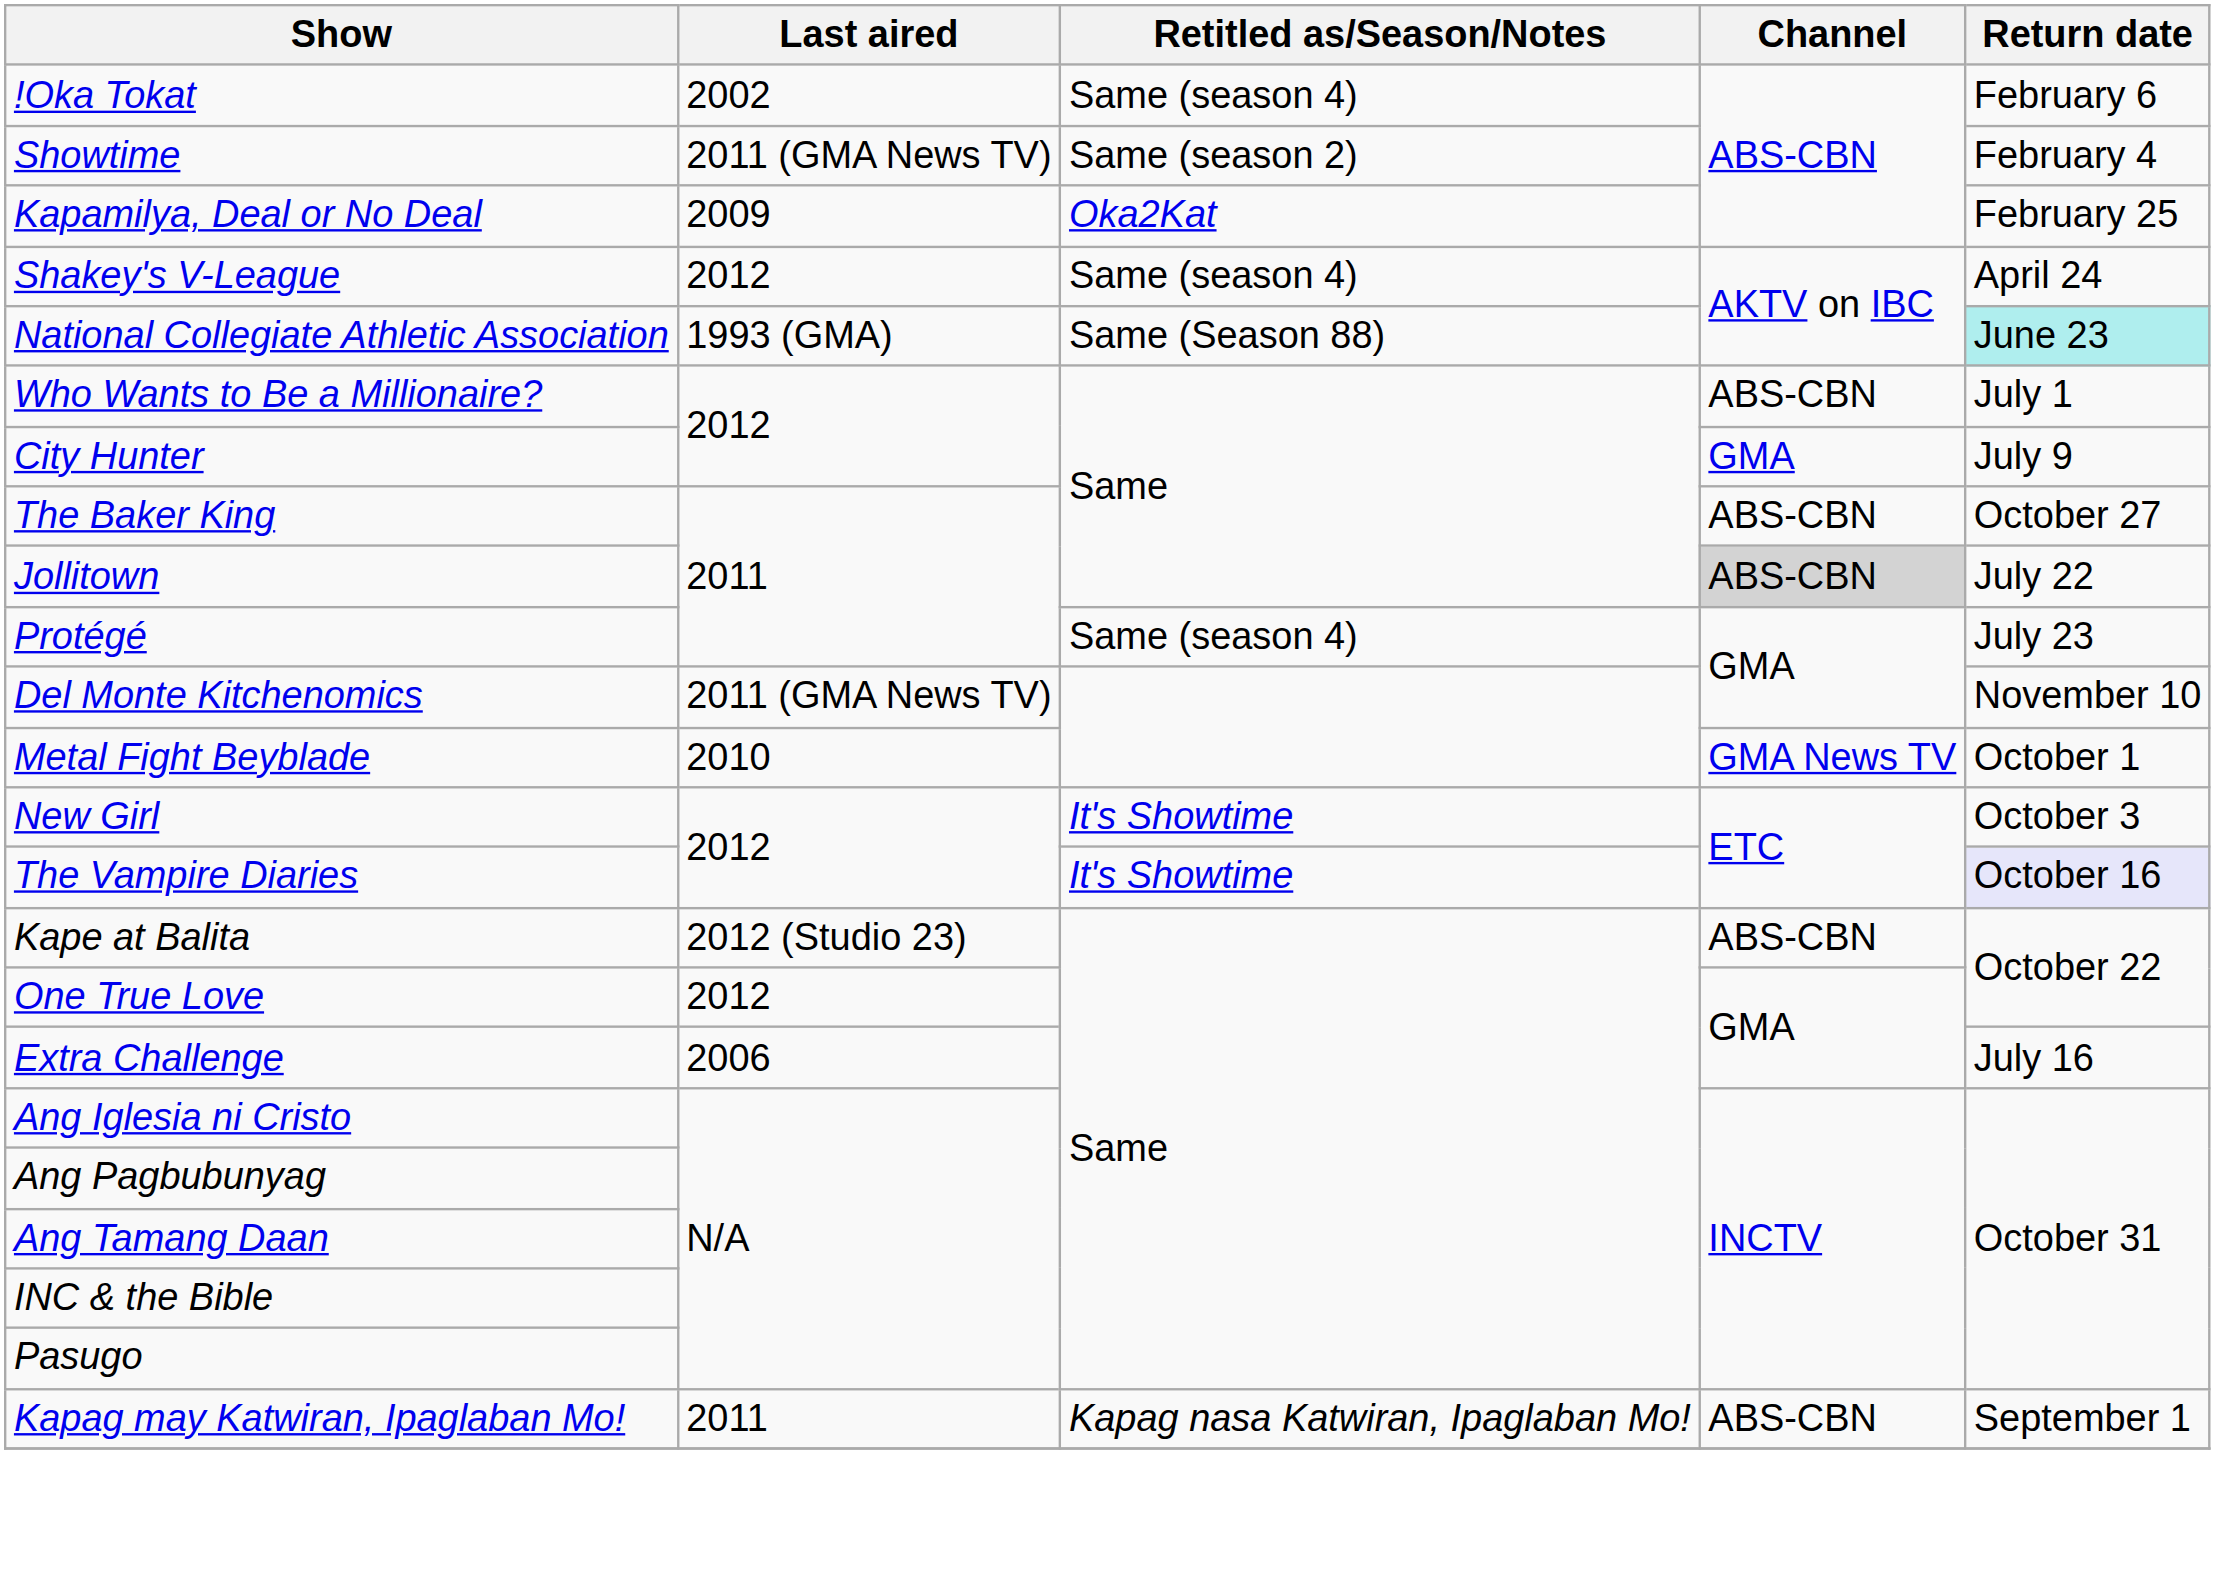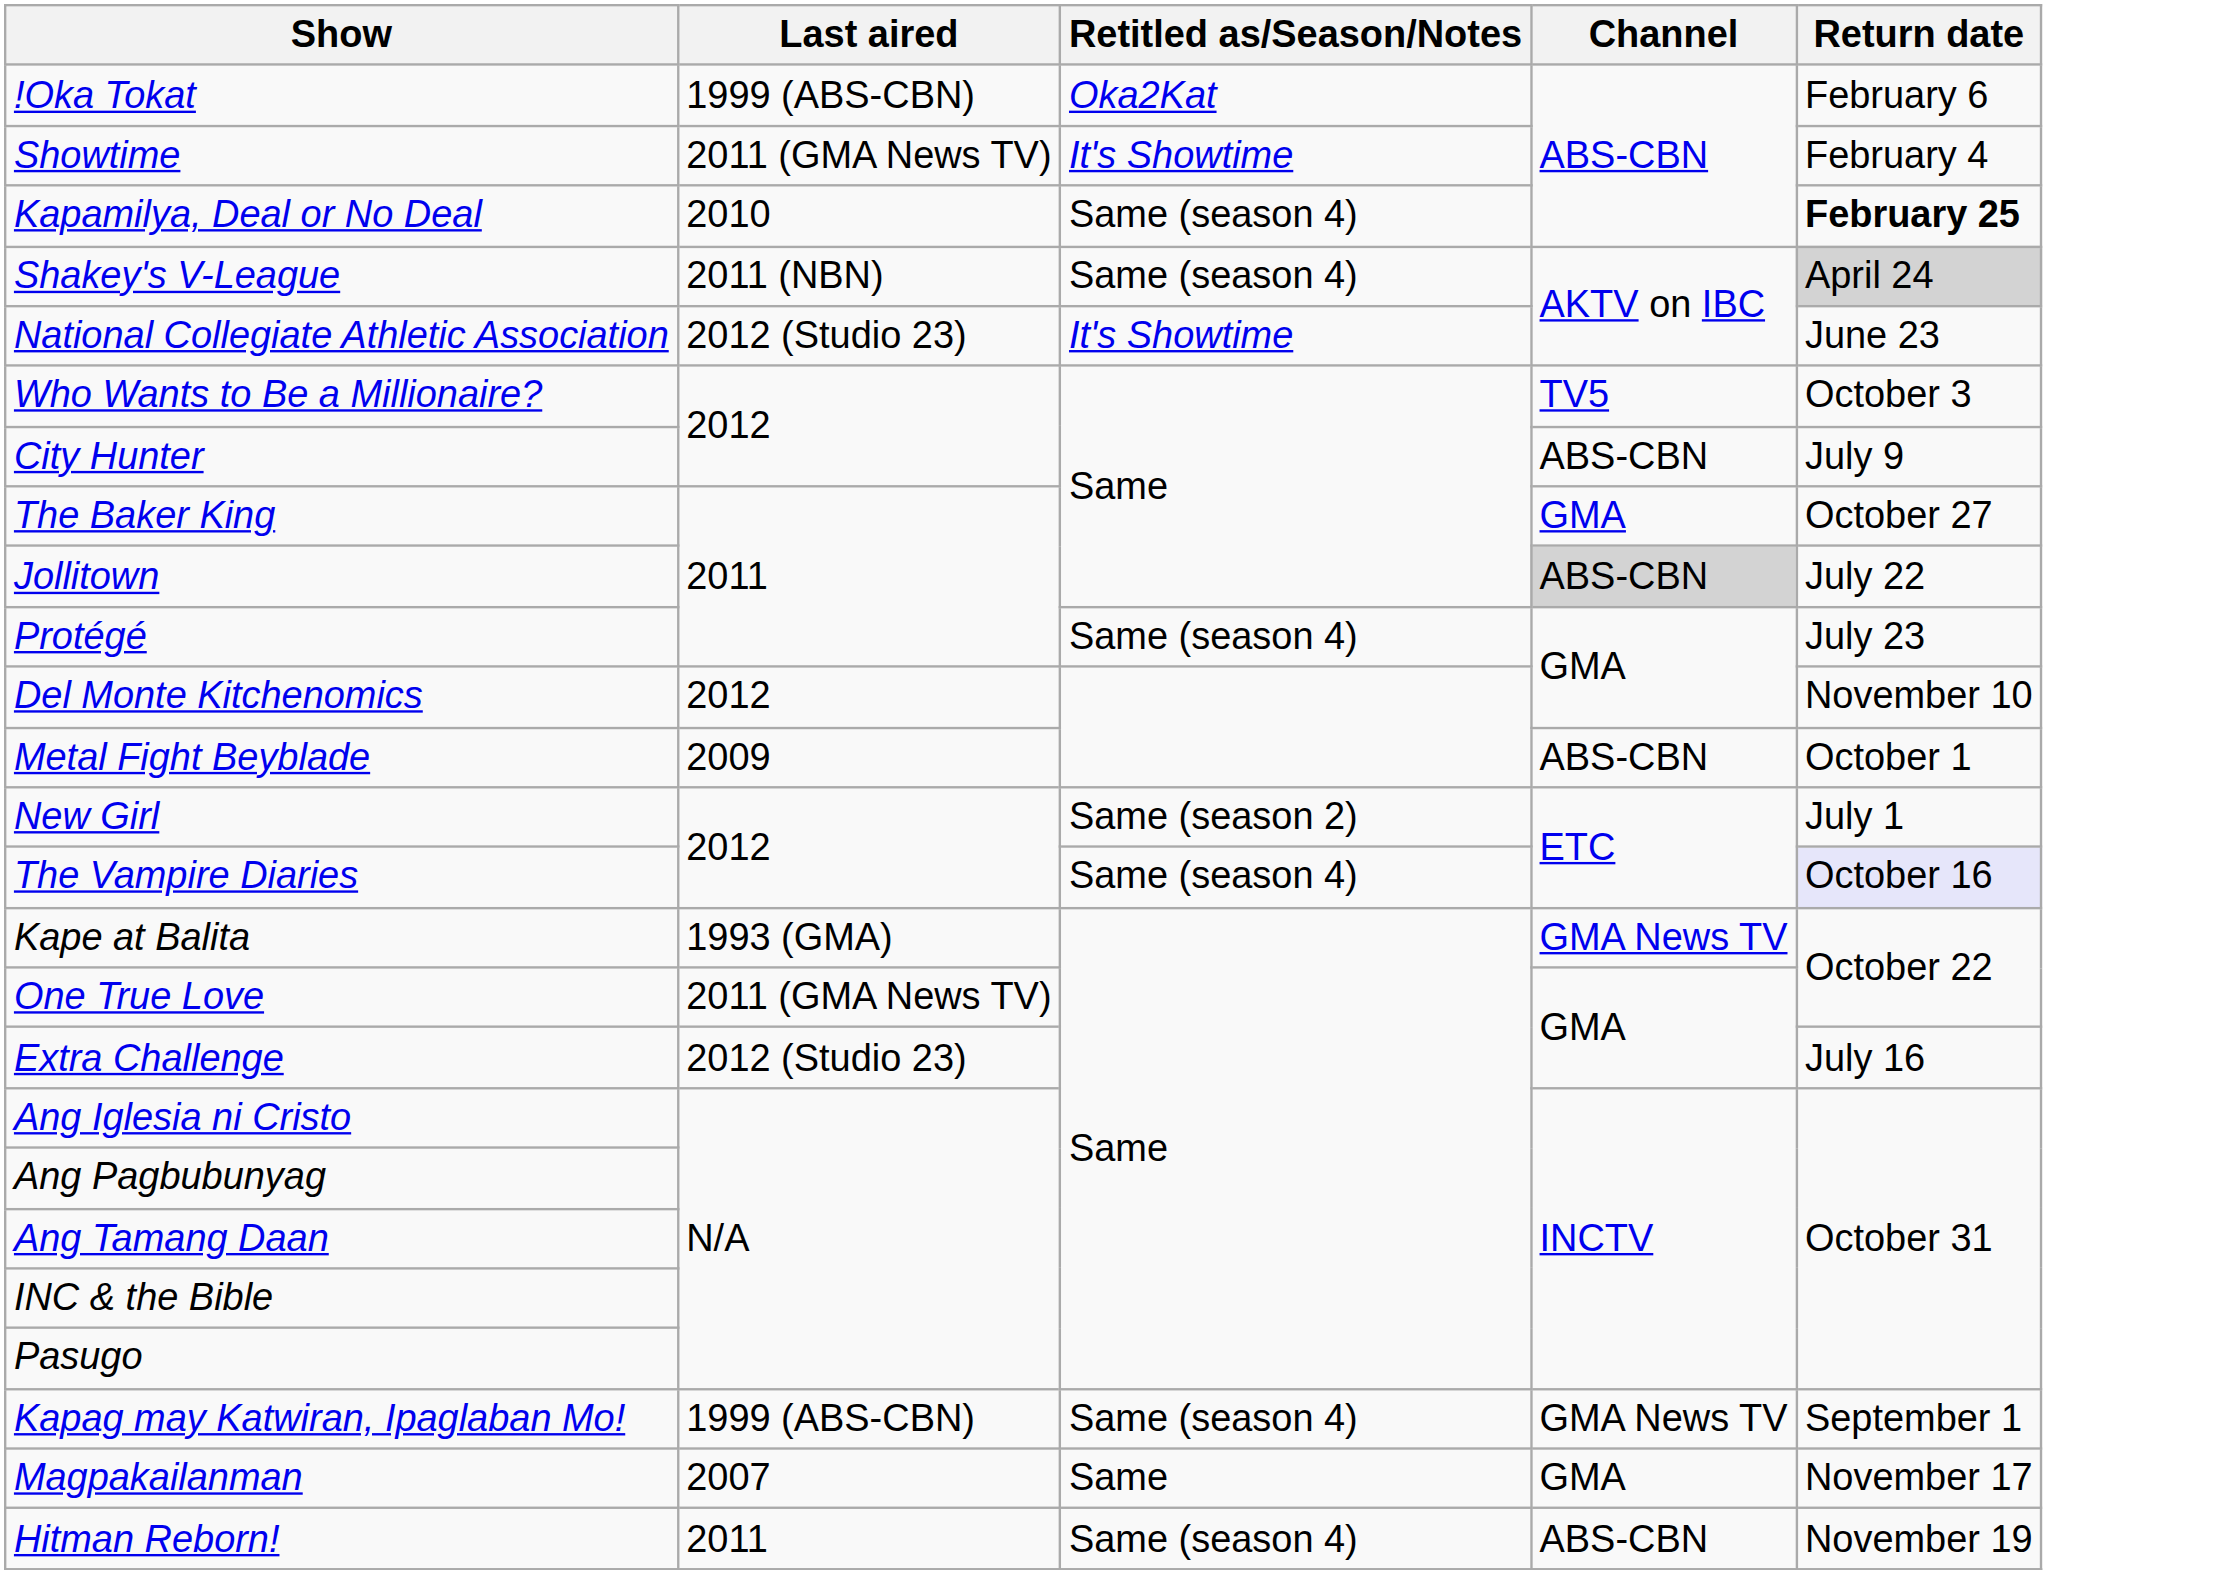(728, 94) 2002 -> (831, 94) 1999 (ABS-CBN)
(1213, 94) Same (season 4) -> (1143, 94) Oka2Kat
(1213, 154) Same (season 2) -> (1181, 154) It's Showtime
(728, 214) 2009 -> (728, 214) 2010
(1143, 214) Oka2Kat -> (1213, 214) Same (season 4)
(2076, 214) normal -> (1912, 214) bold
(728, 275) 2012 -> (785, 275) 2011 (NBN)
(2038, 275) no background -> (1869, 275) lightgrey background
(789, 335) 1993 (GMA) -> (826, 335) 2012 (Studio 23)
(1227, 335) Same (Season 88) -> (1181, 335) It's Showtime
(2041, 335) paleturquoise background -> (1872, 335) no background
(1793, 395) ABS-CBN -> (1574, 395) TV5
(2023, 395) July 1 -> (1888, 395) October 3
(1752, 455) GMA -> (1624, 455) ABS-CBN
(1793, 515) ABS-CBN -> (1583, 515) GMA
(869, 696) 2011 (GMA News TV) -> (728, 696) 2012
(728, 756) 2010 -> (728, 756) 2009
(1832, 756) GMA News TV -> (1624, 756) ABS-CBN
(1181, 816) It's Showtime -> (1213, 816) Same (season 2)
(2057, 816) October 3 -> (1855, 816) July 1
(1181, 876) It's Showtime -> (1213, 876) Same (season 4)
(826, 936) 2012 (Studio 23) -> (789, 936) 1993 (GMA)
(1793, 936) ABS-CBN -> (1664, 936) GMA News TV
(728, 996) 2012 -> (869, 996) 2011 (GMA News TV)
(728, 1056) 2006 -> (826, 1056) 2012 (Studio 23)
(727, 1417) 2011 -> (831, 1417) 1999 (ABS-CBN)
(1380, 1417) Kapag nasa Katwiran, Ipaglaban Mo! -> (1213, 1417) Same (season 4)
(1793, 1417) ABS-CBN -> (1664, 1417) GMA News TV
+ row: (158, 1477)
+ row: (147, 1538)
